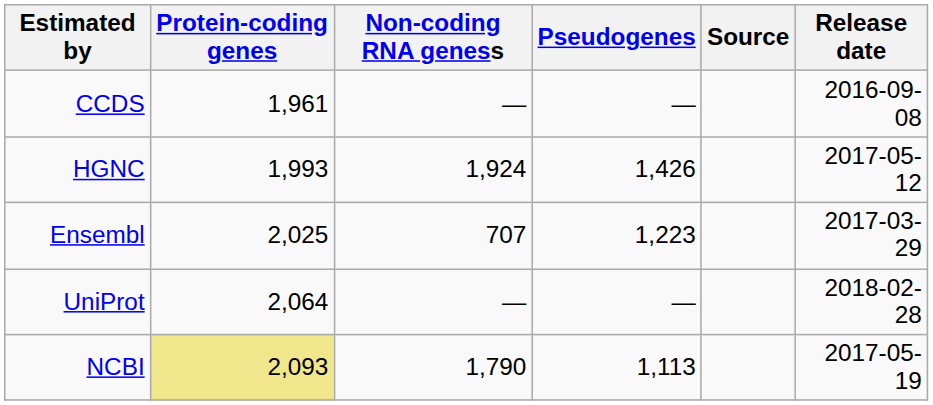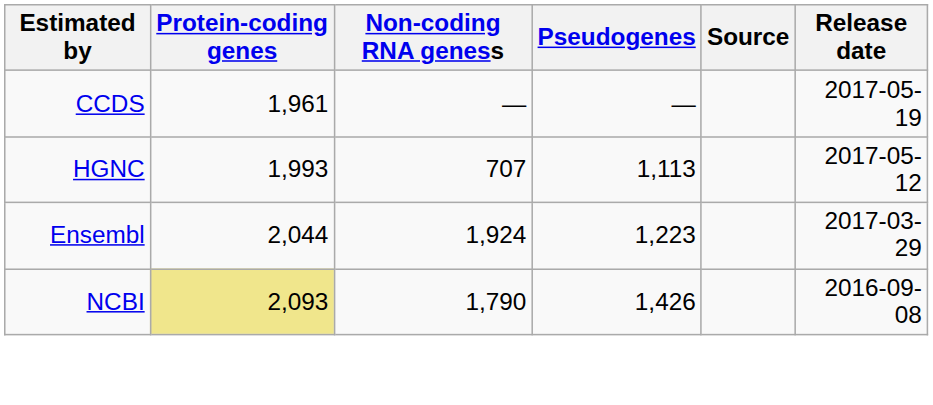(873, 103) 2016-09-08 -> (873, 103) 2017-05-19
(496, 169) 1,924 -> (506, 169) 707
(665, 169) 1,426 -> (666, 169) 1,113
(298, 235) 2,025 -> (298, 235) 2,044
(506, 235) 707 -> (496, 235) 1,924
- row: (104, 301)
(666, 367) 1,113 -> (665, 301) 1,426
(873, 367) 2017-05-19 -> (873, 301) 2016-09-08
